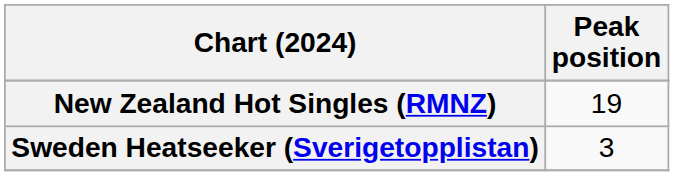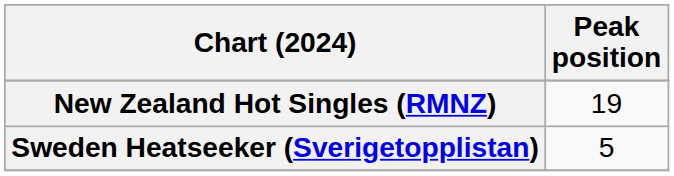(606, 147) 3 -> (606, 147) 5
